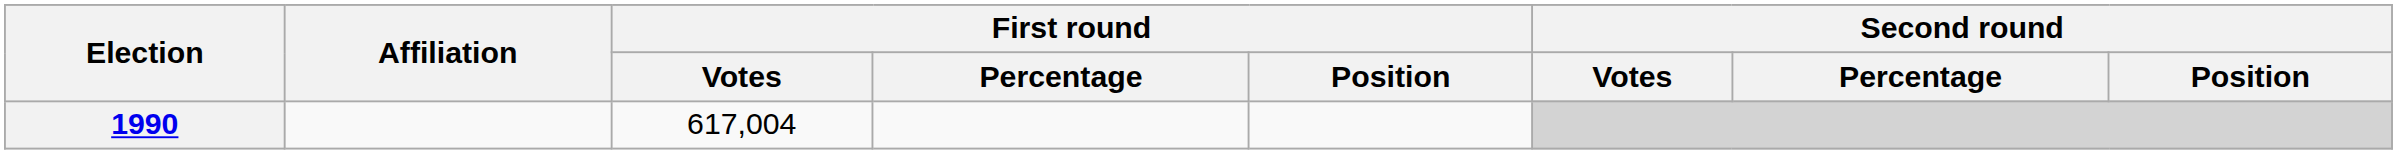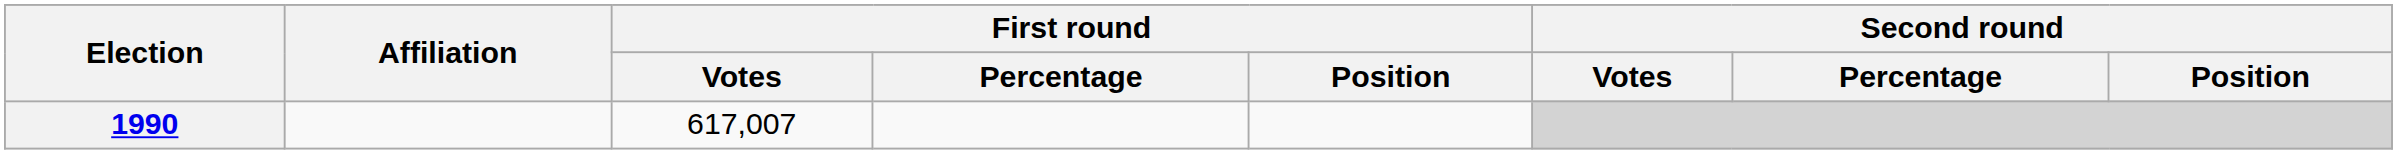(742, 124) 617,004 -> (742, 124) 617,007
